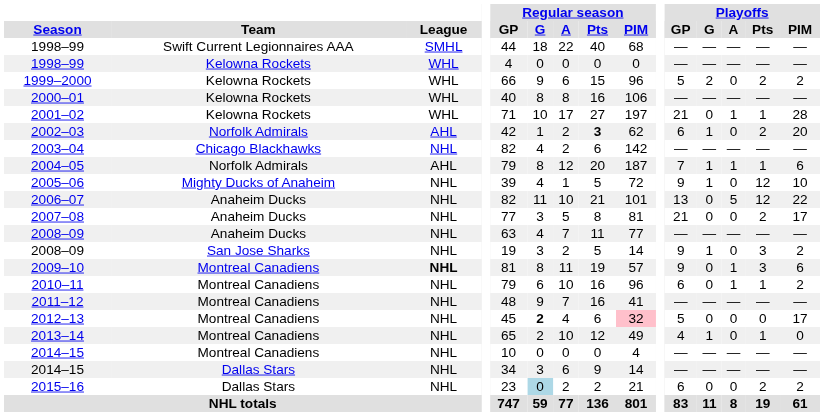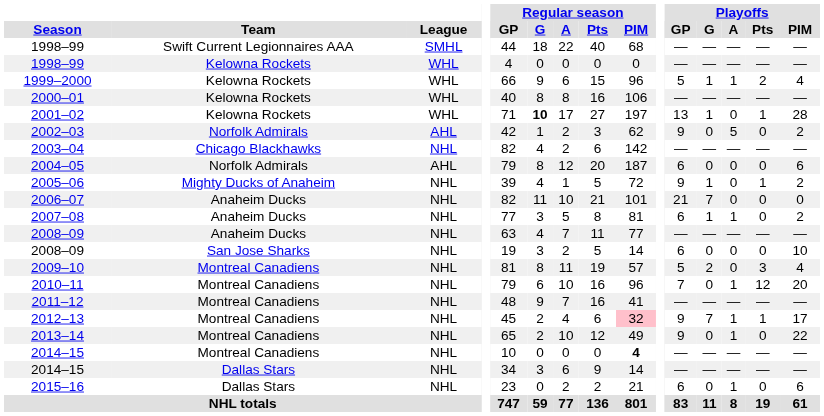(709, 80) 2 -> (709, 80) 1
(733, 80) 0 -> (733, 80) 1
(800, 80) 2 -> (800, 80) 4
(540, 114) normal -> (540, 114) bold
(681, 114) 21 -> (681, 114) 13
(709, 114) 0 -> (709, 114) 1
(733, 114) 1 -> (733, 114) 0
(598, 131) bold -> (598, 131) normal
(681, 131) 6 -> (681, 131) 9
(709, 131) 1 -> (709, 131) 0
(733, 131) 0 -> (733, 131) 5
(763, 131) 2 -> (763, 131) 0
(800, 131) 20 -> (800, 131) 2
(681, 165) 7 -> (681, 165) 6
(709, 165) 1 -> (709, 165) 0
(733, 165) 1 -> (733, 165) 0
(763, 165) 1 -> (763, 165) 0
(763, 182) 12 -> (763, 182) 1
(800, 182) 10 -> (800, 182) 2
(681, 199) 13 -> (681, 199) 21
(709, 199) 0 -> (709, 199) 7
(733, 199) 5 -> (733, 199) 0
(763, 199) 12 -> (763, 199) 0
(800, 199) 22 -> (800, 199) 0
(681, 216) 21 -> (681, 216) 6
(709, 216) 0 -> (709, 216) 1
(733, 216) 0 -> (733, 216) 1
(763, 216) 2 -> (763, 216) 0
(800, 216) 17 -> (800, 216) 2
(681, 250) 9 -> (681, 250) 6
(709, 250) 1 -> (709, 250) 0
(763, 250) 3 -> (763, 250) 0
(800, 250) 2 -> (800, 250) 10
(444, 267) bold -> (444, 267) normal
(681, 267) 9 -> (681, 267) 5
(709, 267) 0 -> (709, 267) 2
(733, 267) 1 -> (733, 267) 0
(800, 267) 6 -> (800, 267) 4
(681, 284) 6 -> (681, 284) 7
(763, 284) 1 -> (763, 284) 12
(800, 284) 2 -> (800, 284) 20
(540, 318) bold -> (540, 318) normal
(681, 318) 5 -> (681, 318) 9
(709, 318) 0 -> (709, 318) 7
(733, 318) 0 -> (733, 318) 1
(763, 318) 0 -> (763, 318) 1
(681, 335) 4 -> (681, 335) 9
(709, 335) 1 -> (709, 335) 0
(733, 335) 0 -> (733, 335) 1
(763, 335) 1 -> (763, 335) 0
(800, 335) 0 -> (800, 335) 22
(636, 352) normal -> (636, 352) bold
(540, 386) lightblue background -> (540, 386) no background
(733, 386) 0 -> (733, 386) 1
(763, 386) 2 -> (763, 386) 0
(800, 386) 2 -> (800, 386) 6
